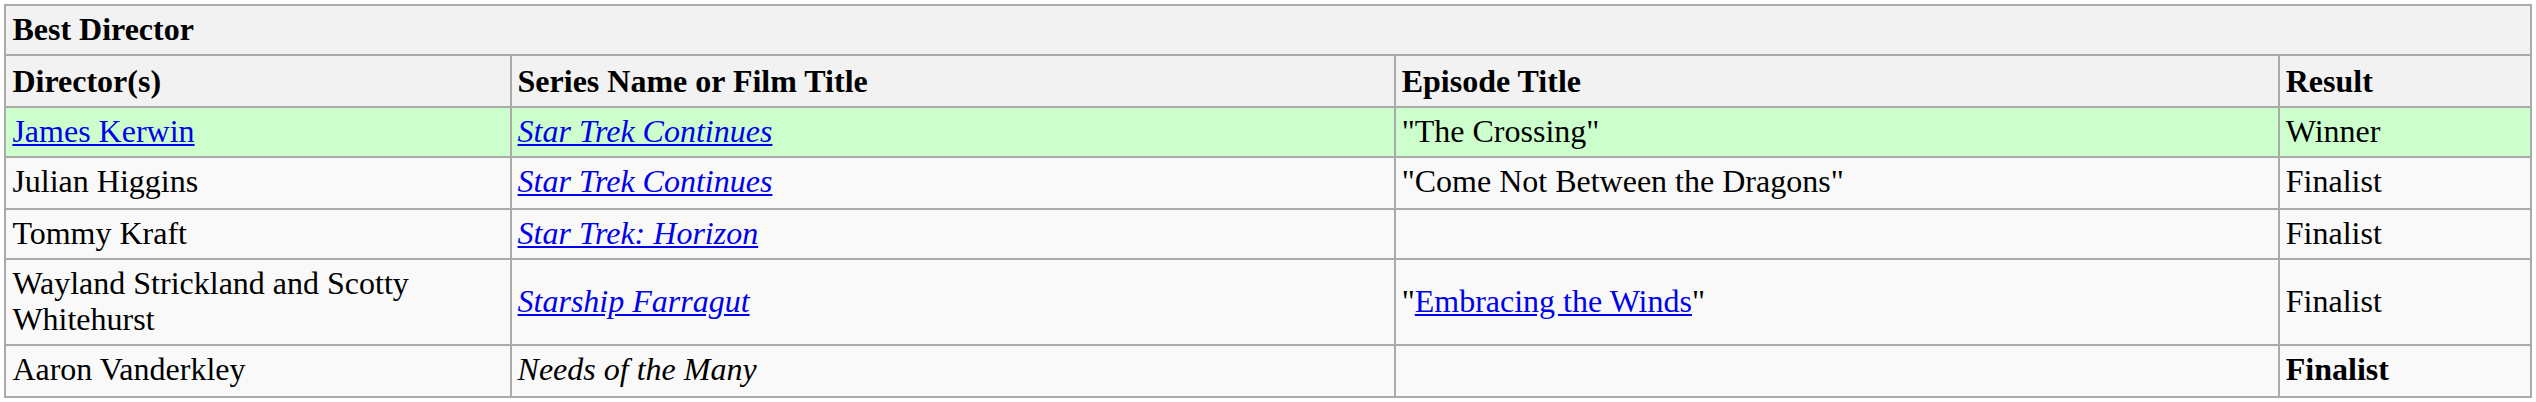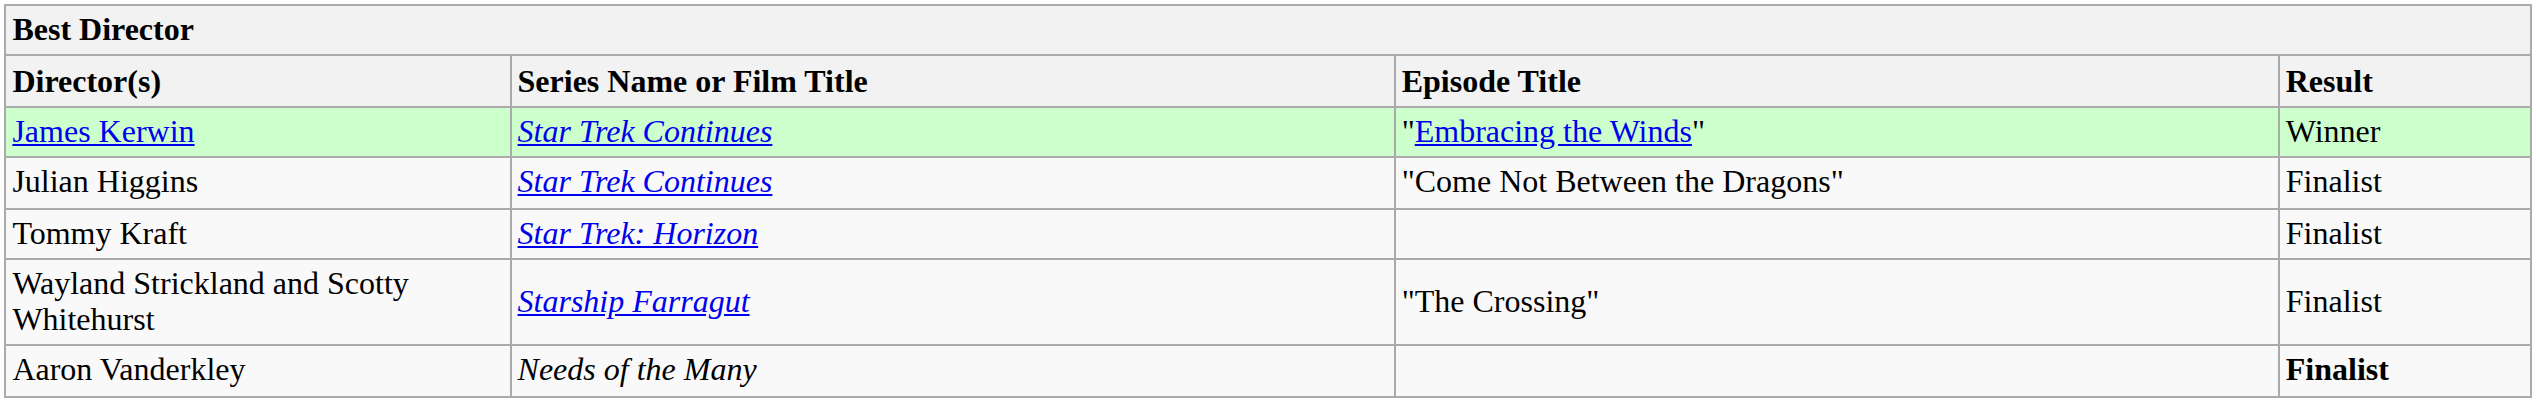(1500, 131) "The Crossing" -> (1553, 131) "Embracing the Winds"
(1553, 301) "Embracing the Winds" -> (1500, 301) "The Crossing"
